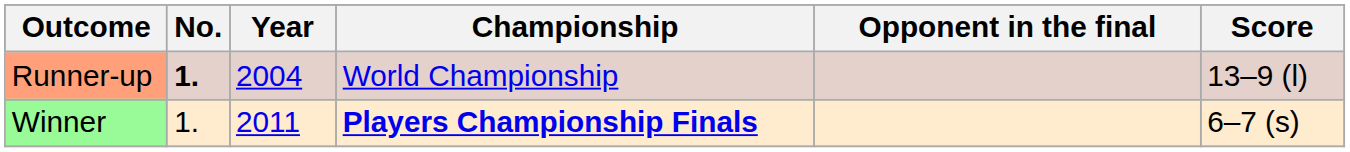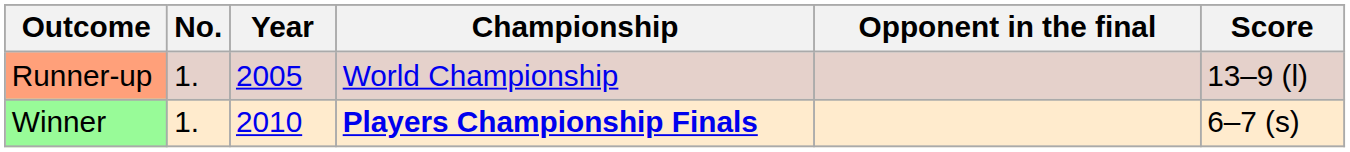(187, 75) bold -> (187, 75) normal
(269, 75) 2004 -> (269, 75) 2005
(268, 122) 2011 -> (269, 122) 2010
